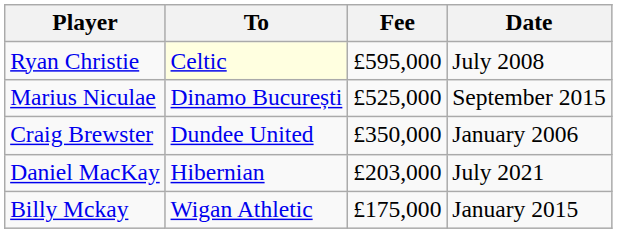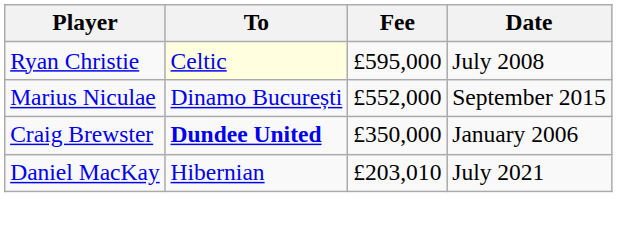(397, 97) £525,000 -> (397, 97) £552,000
(242, 135) normal -> (246, 135) bold
(397, 172) £203,000 -> (397, 172) £203,010
- row: (69, 209)
